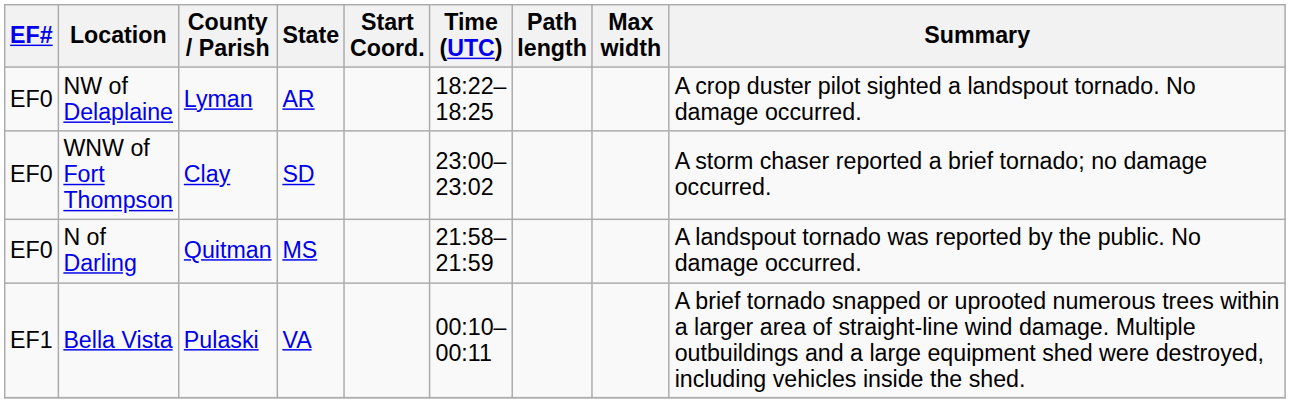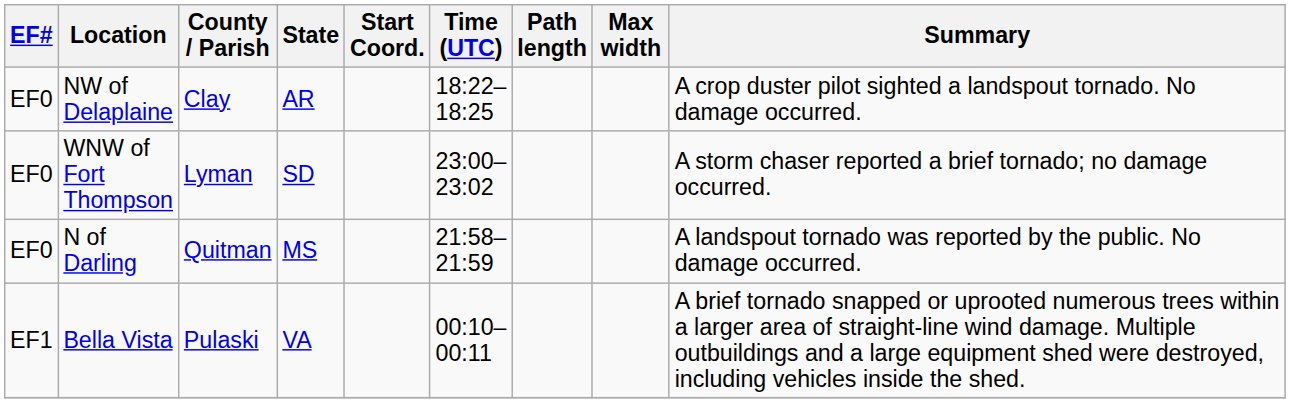(218, 98) Lyman -> (207, 98) Clay
(207, 174) Clay -> (218, 174) Lyman
